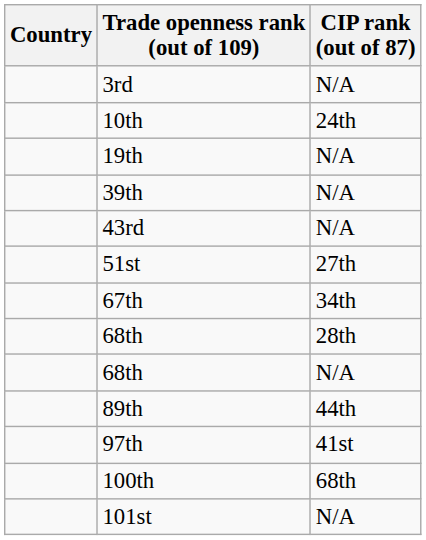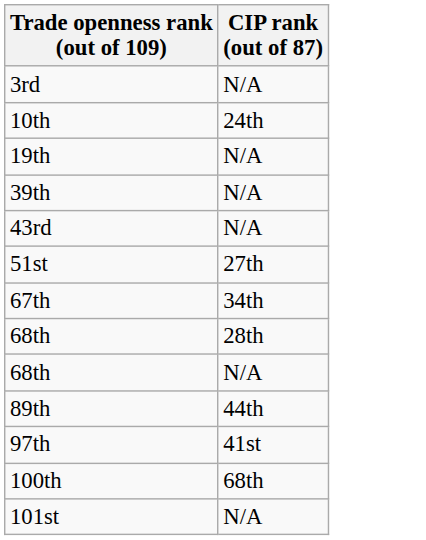- column: (51, 35)
